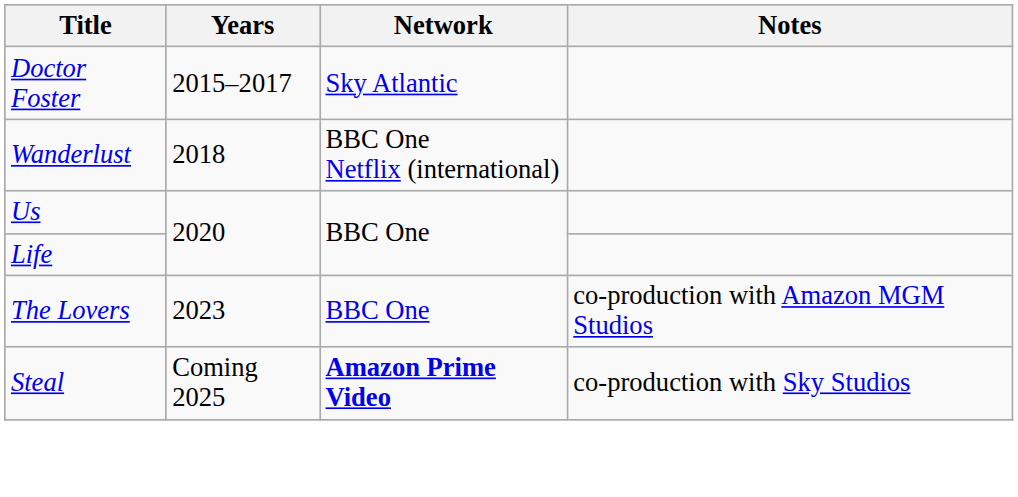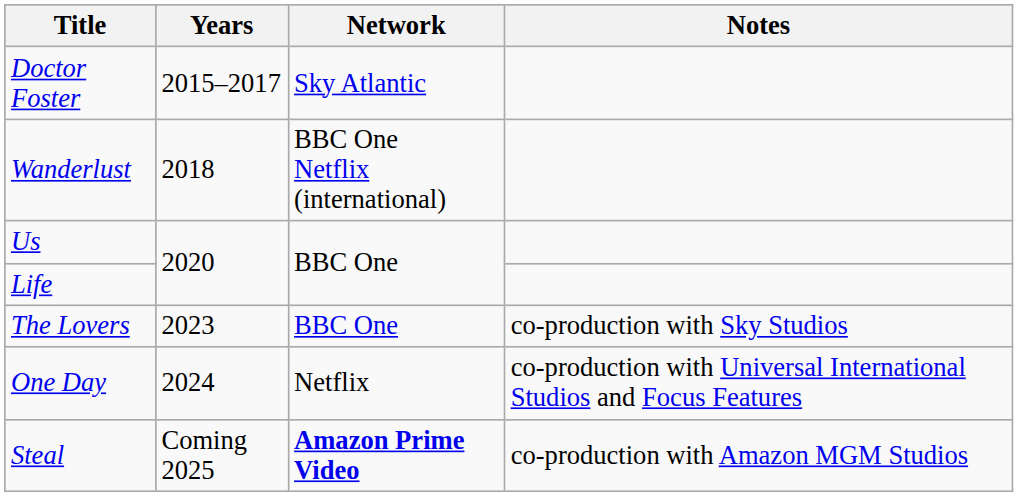(759, 310) co-production with Amazon MGM Studios -> (679, 325) co-production with Sky Studios
+ row: (59, 382)
(742, 382) co-production with Sky Studios -> (739, 454) co-production with Amazon MGM Studios
